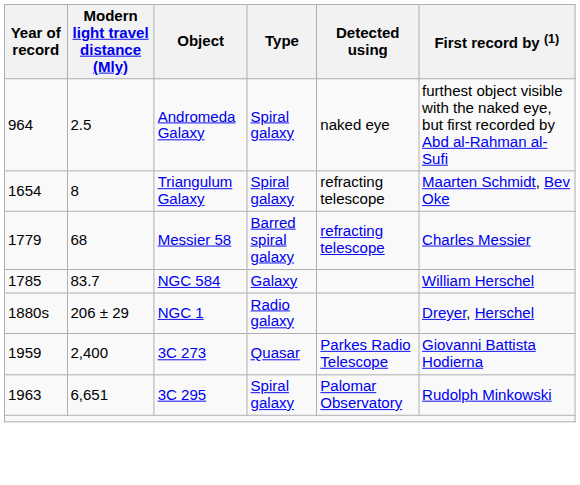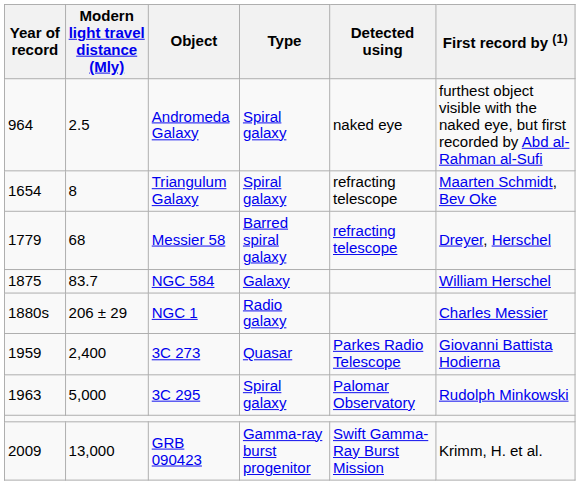(476, 240) Charles Messier -> (495, 240) Dreyer, Herschel
(25, 281) 1785 -> (25, 281) 1875
(478, 313) Dreyer, Herschel -> (493, 313) Charles Messier
(89, 394) 6,651 -> (87, 394) 5,000
+ row: (177, 451)
